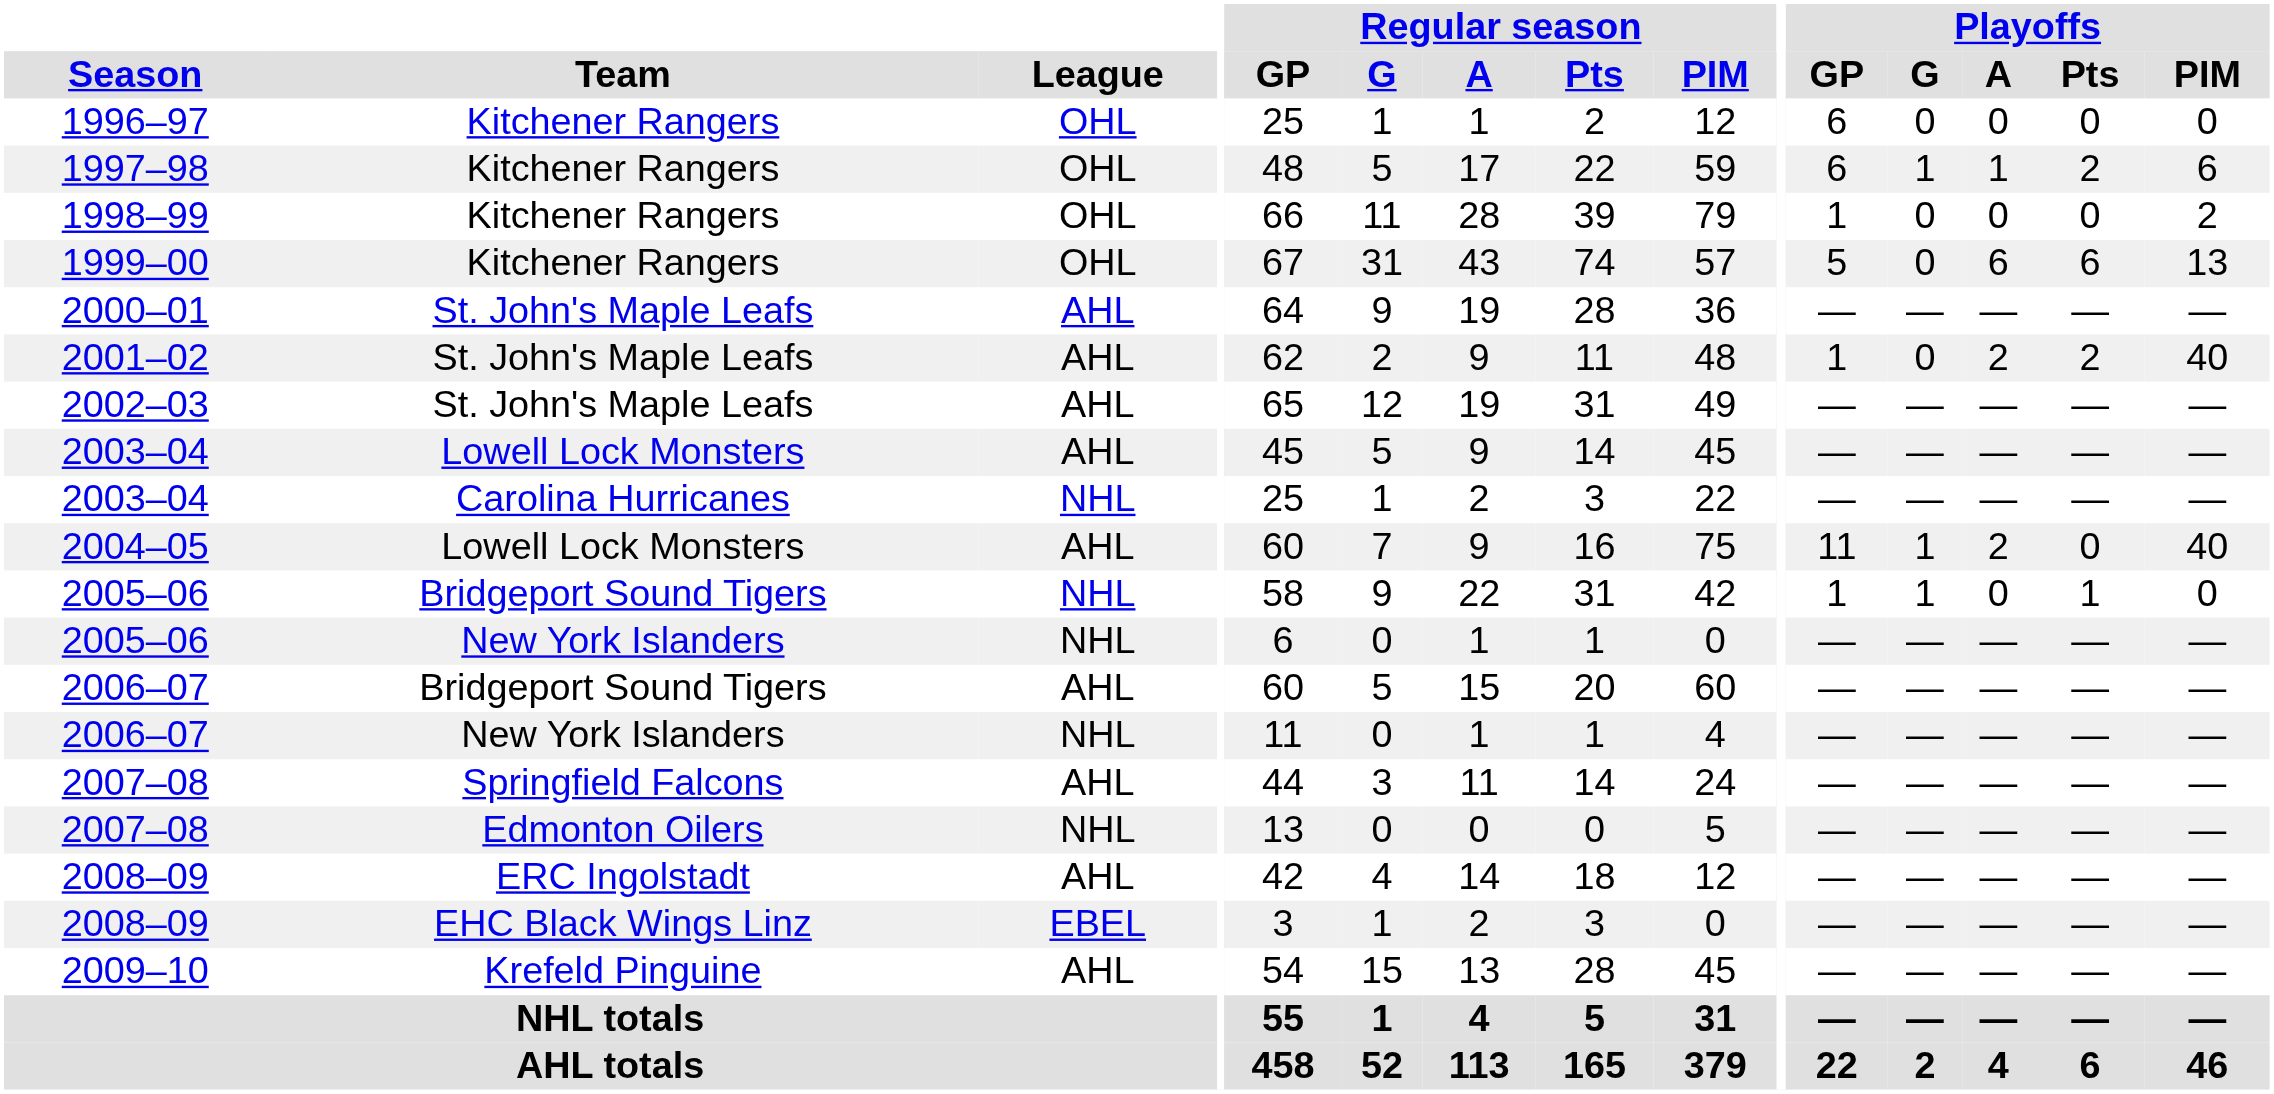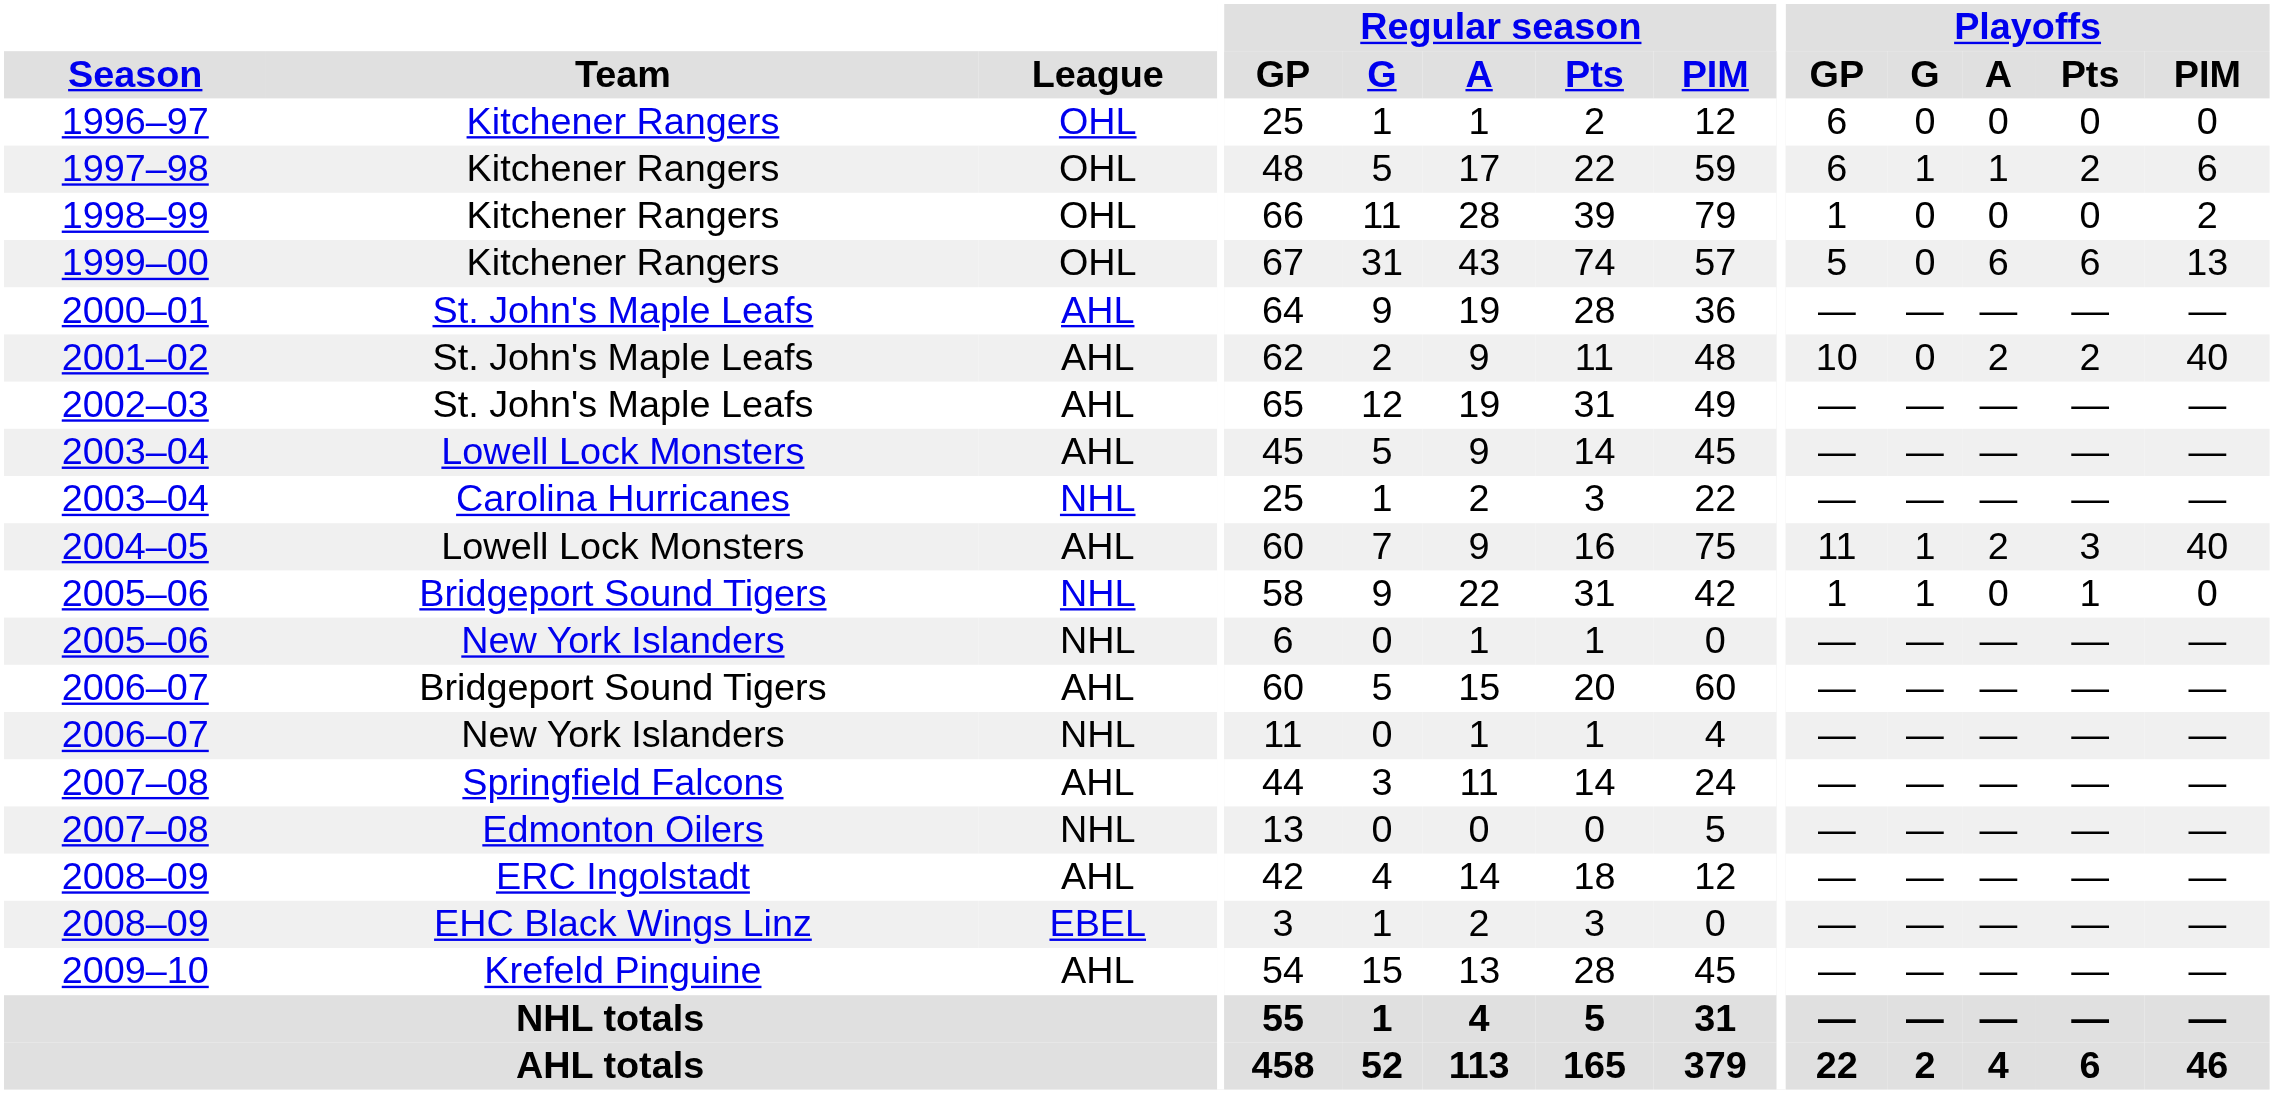(1837, 357) 1 -> (1837, 357) 10
(2090, 546) 0 -> (2090, 546) 3
